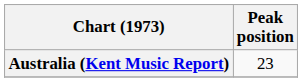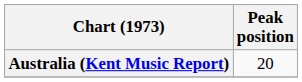(265, 63) 23 -> (265, 63) 20
